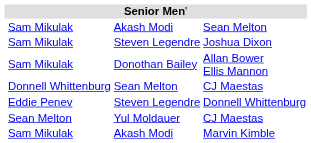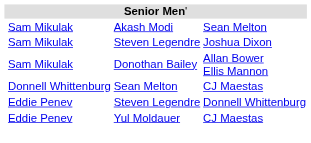(40, 118) Sean Melton -> (40, 118) Eddie Penev
- row: (143, 133)
